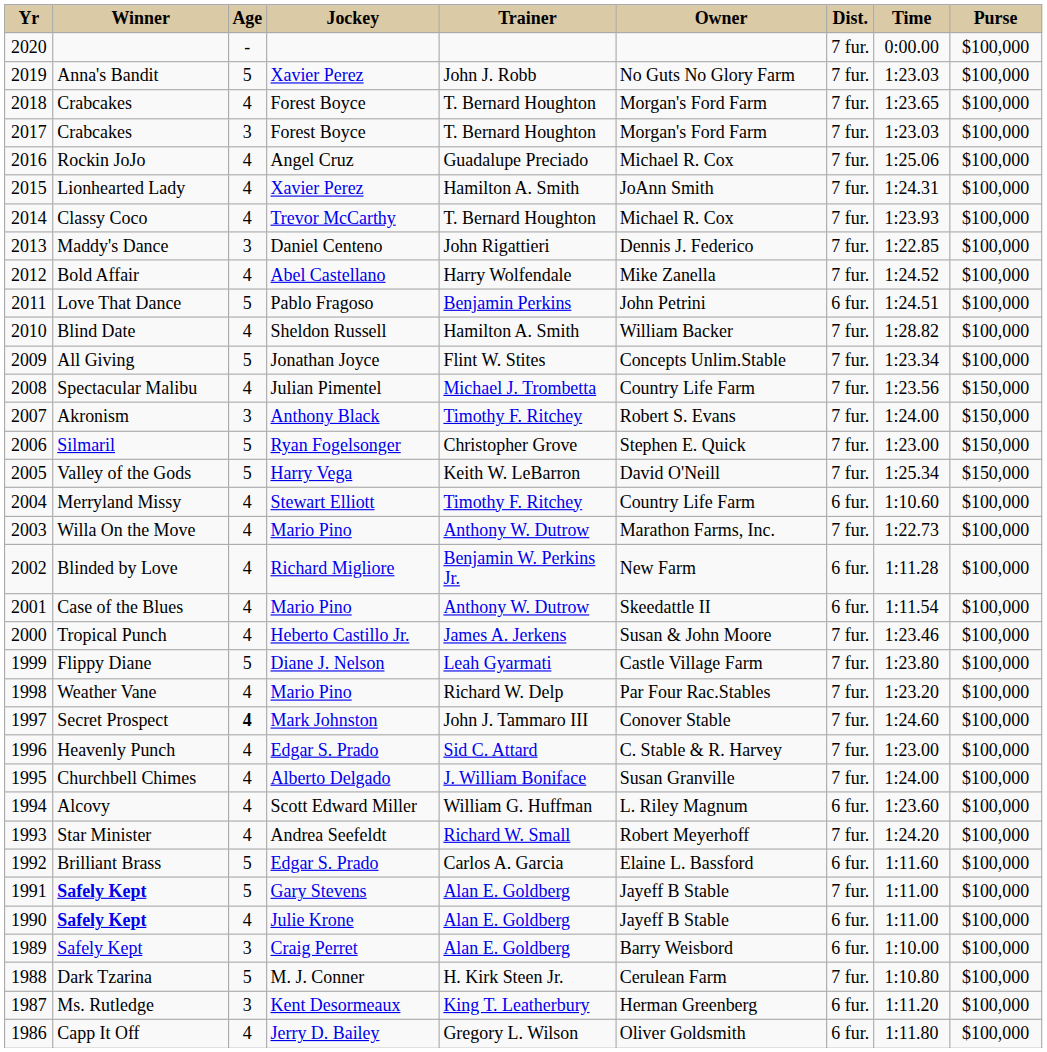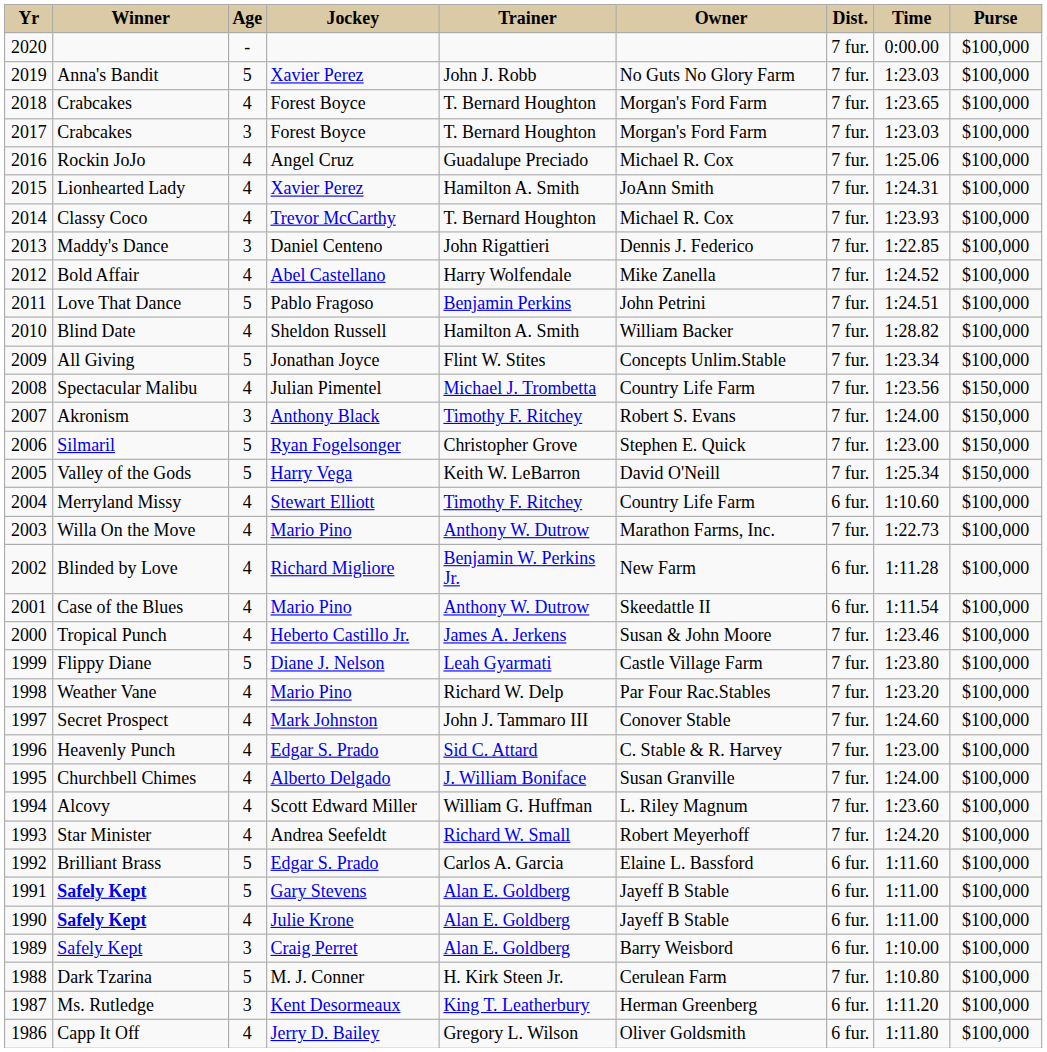(850, 302) 6 fur. -> (850, 302) 7 fur.
(247, 720) bold -> (247, 720) normal
(850, 806) 6 fur. -> (850, 806) 7 fur.
(850, 891) 7 fur. -> (850, 891) 6 fur.
